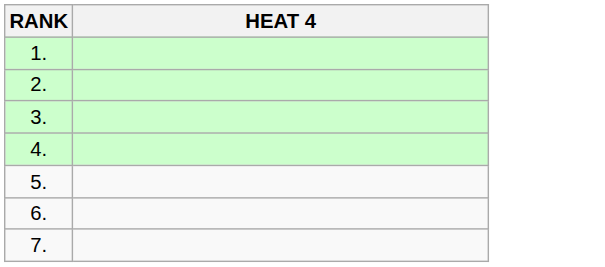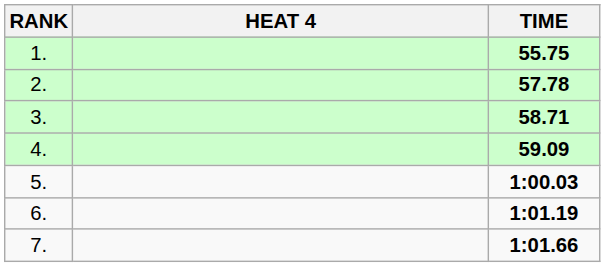+ column: (544, 21)
